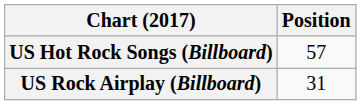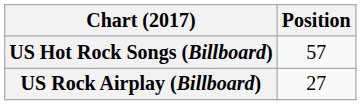(316, 83) 31 -> (316, 83) 27
